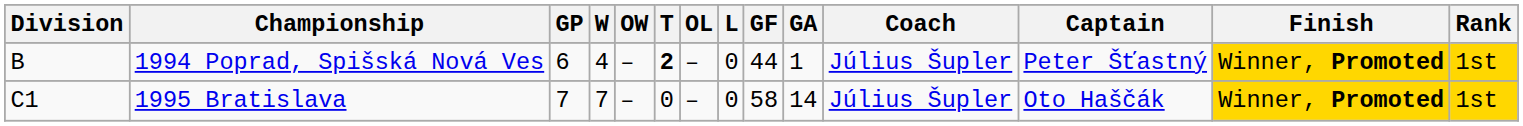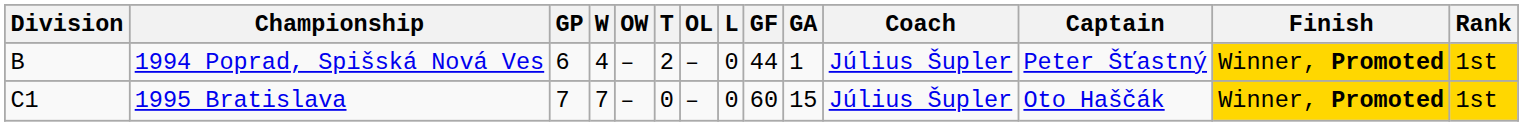(667, 62) bold -> (667, 62) normal
(764, 101) 58 -> (764, 101) 60
(803, 101) 14 -> (803, 101) 15
